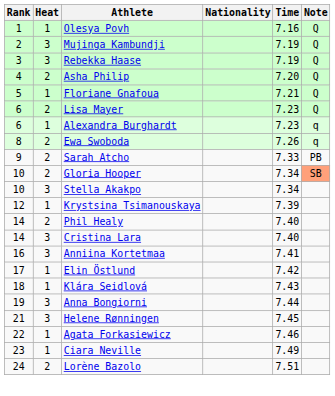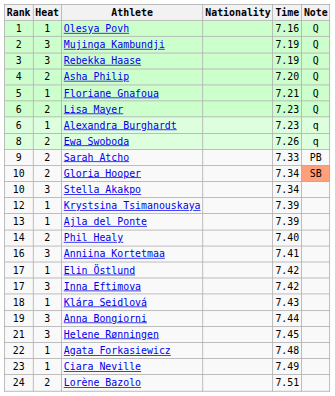+ row: (105, 222)
- row: (102, 238)
+ row: (102, 286)
(287, 334) 7.46 -> (287, 351) 7.48
